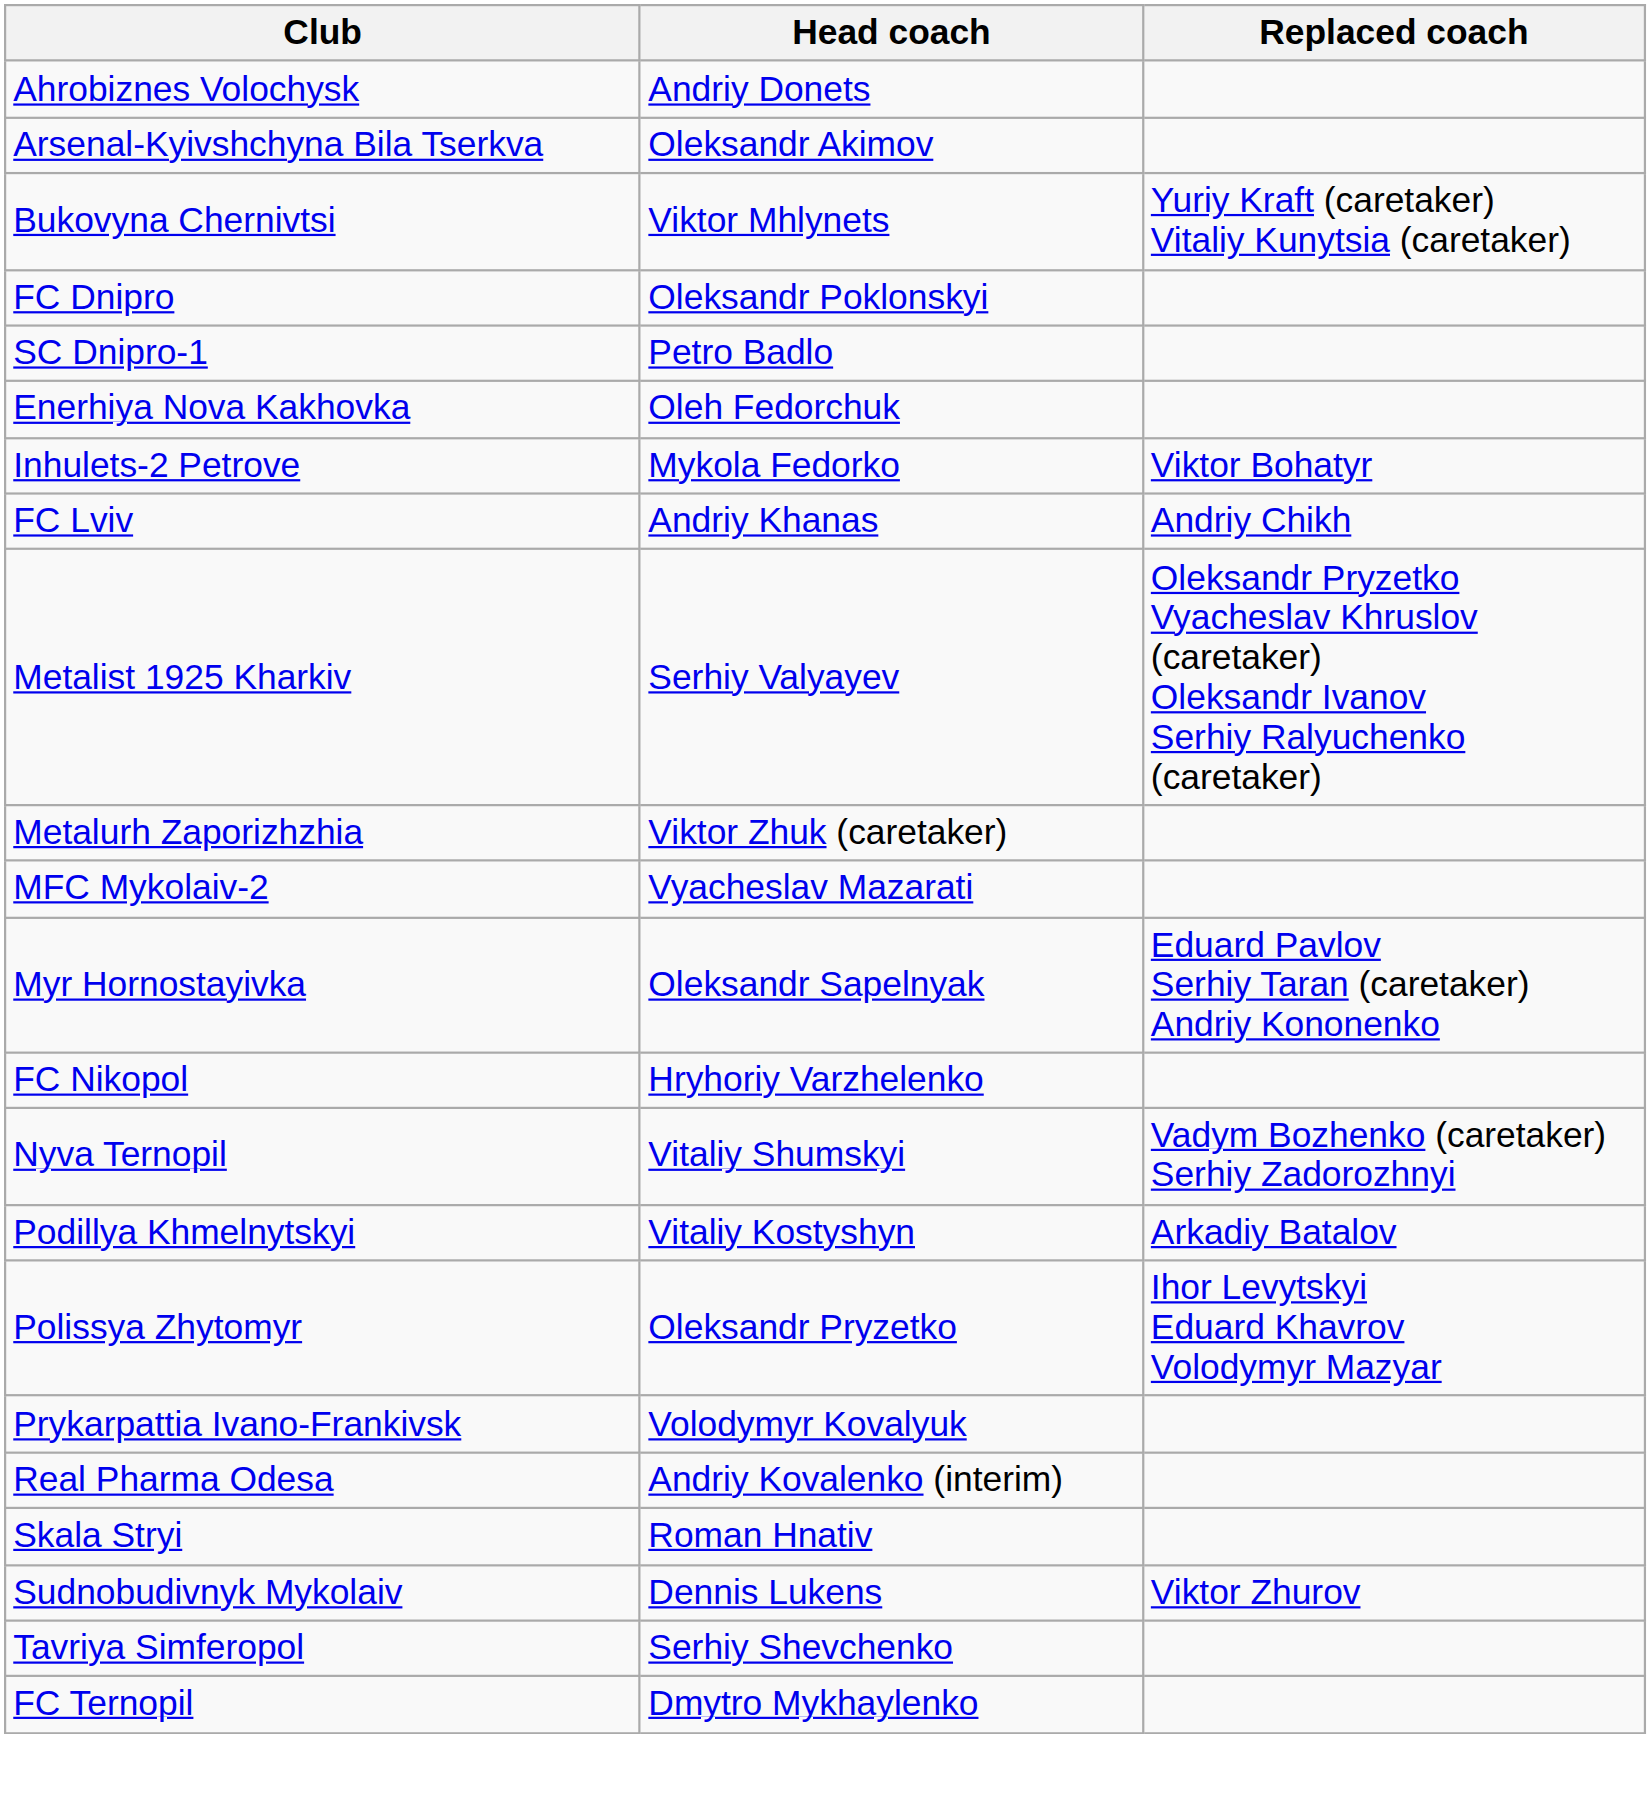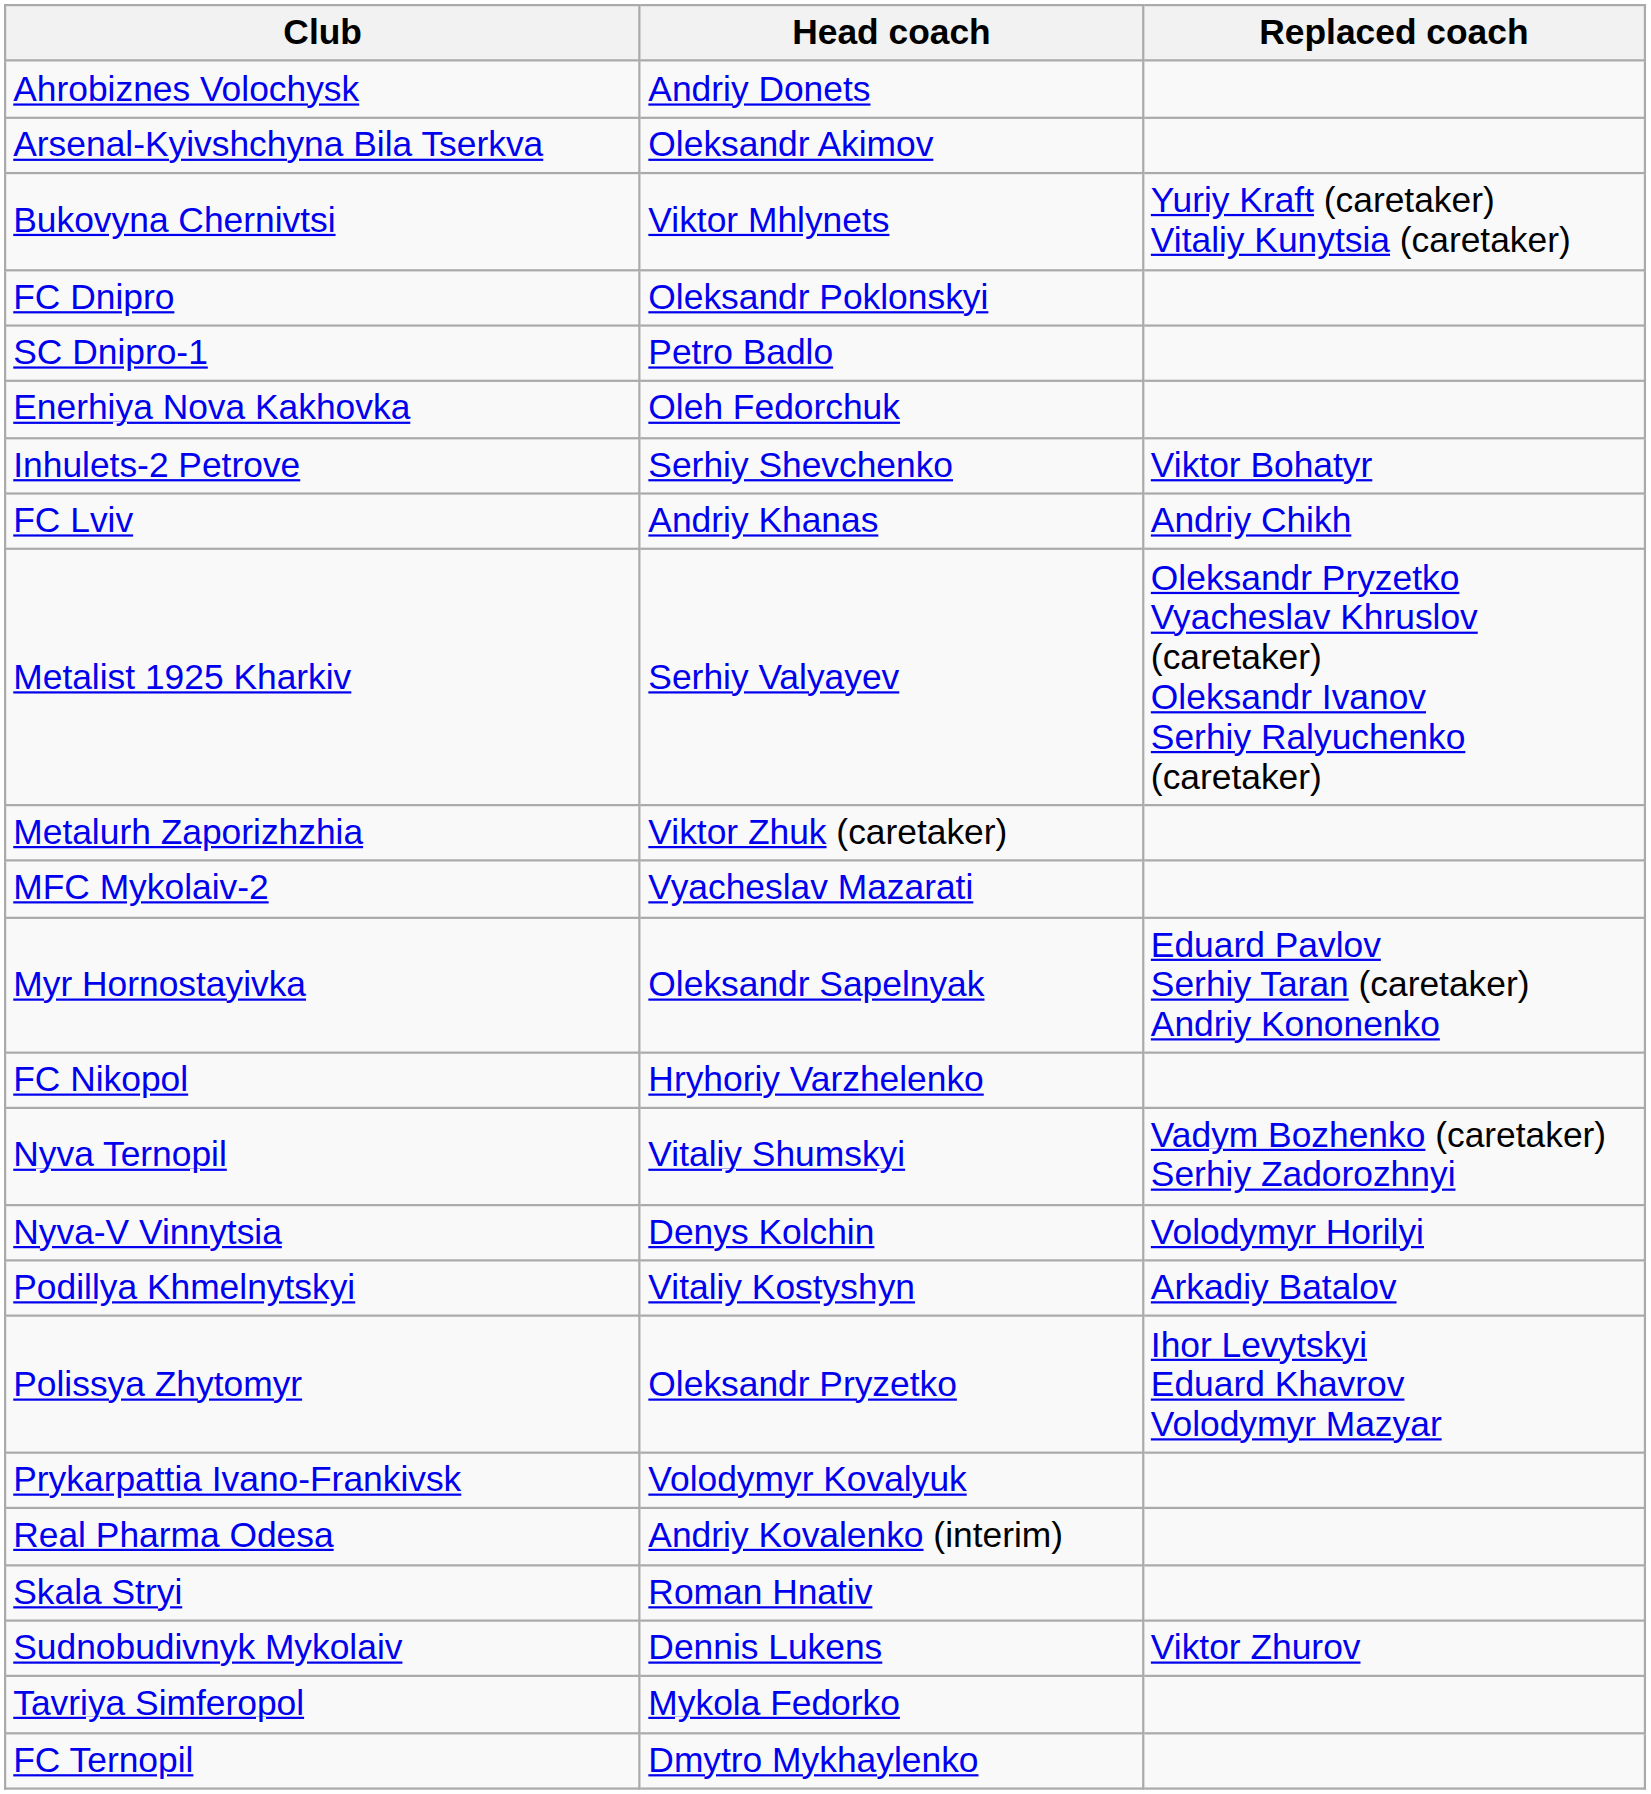(774, 464) Mykola Fedorko -> (801, 464) Serhiy Shevchenko
+ row: (148, 1231)
(801, 1647) Serhiy Shevchenko -> (774, 1703) Mykola Fedorko
